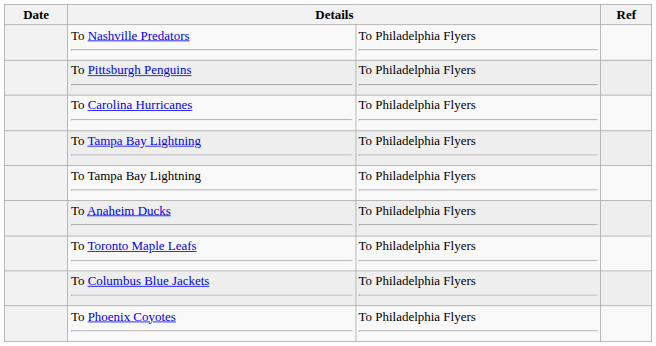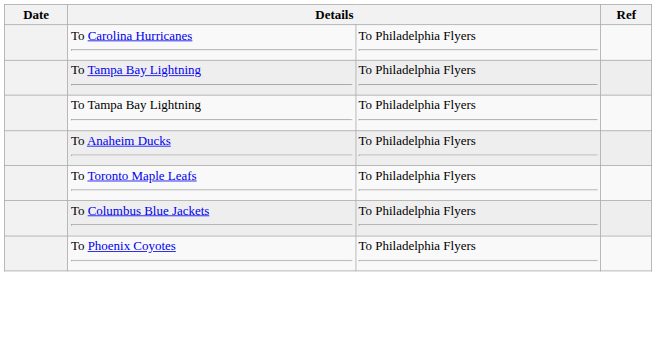- row: (36, 43)
- row: (36, 78)
